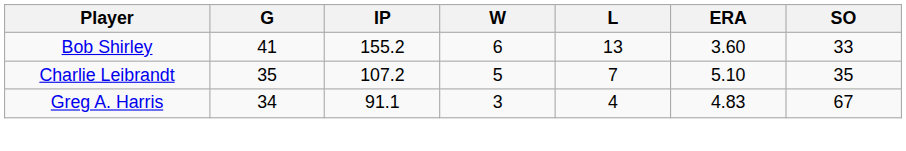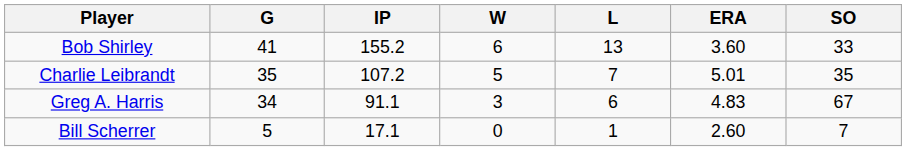(728, 74) 5.10 -> (728, 74) 5.01
(613, 103) 4 -> (613, 103) 6
+ row: (107, 131)
